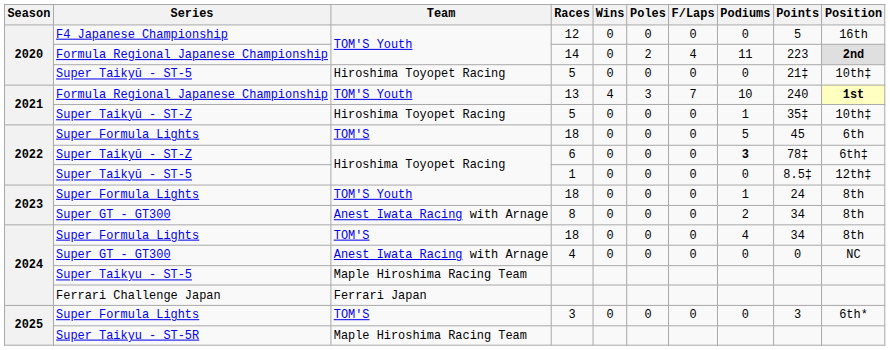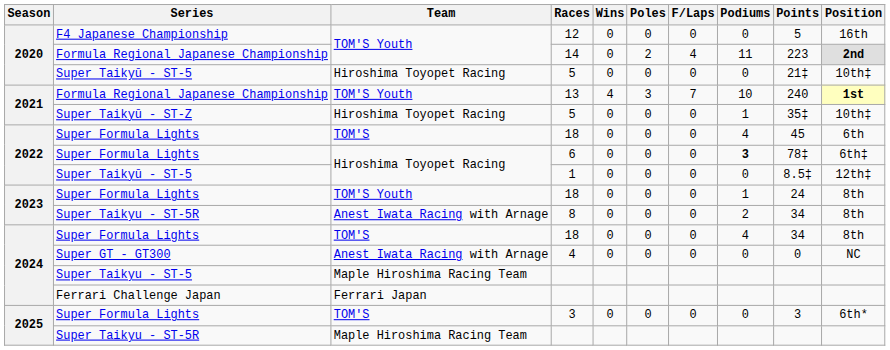(745, 135) 5 -> (745, 135) 4
(124, 155) Super Taikyū - ST-Z -> (128, 155) Super Formula Lights
(113, 215) Super GT - GT300 -> (128, 215) Super Taikyu - ST-5R
